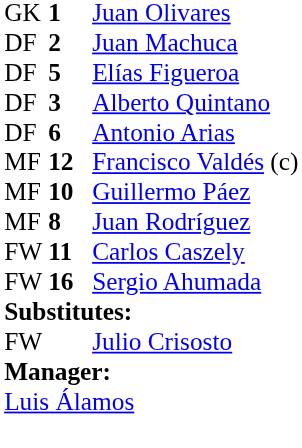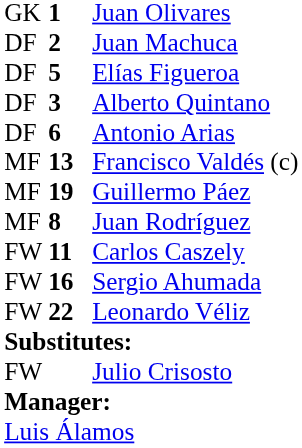(61, 162) 12 -> (61, 162) 13
(61, 192) 10 -> (61, 192) 19
+ row: (171, 311)
